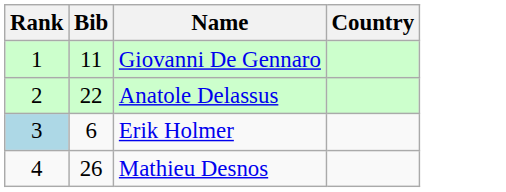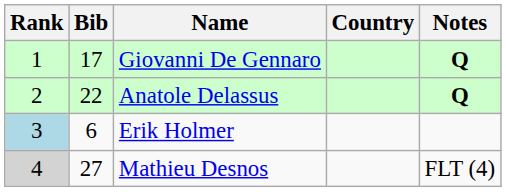+ column: (460, 22)
(91, 58) 11 -> (91, 58) 17
(37, 167) no background -> (37, 167) lightgrey background
(91, 167) 26 -> (91, 167) 27
